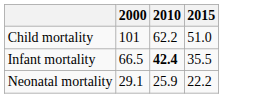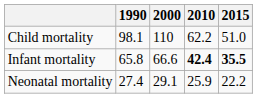+ column: (133, 15)
(129, 37) 101 -> (163, 37) 110
(131, 59) 66.5 -> (165, 59) 66.6
(200, 59) normal -> (234, 59) bold
